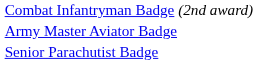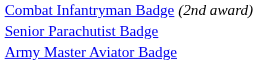rows swapped: (91, 31) <-> (81, 52)
